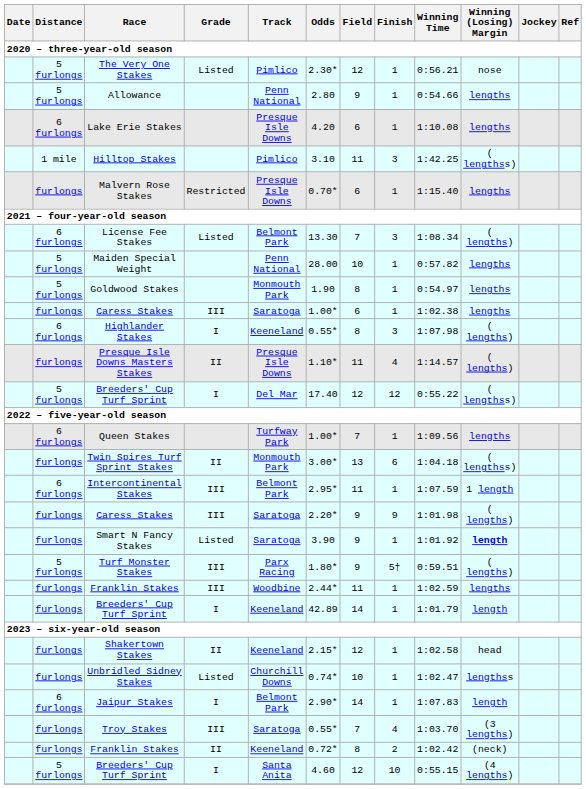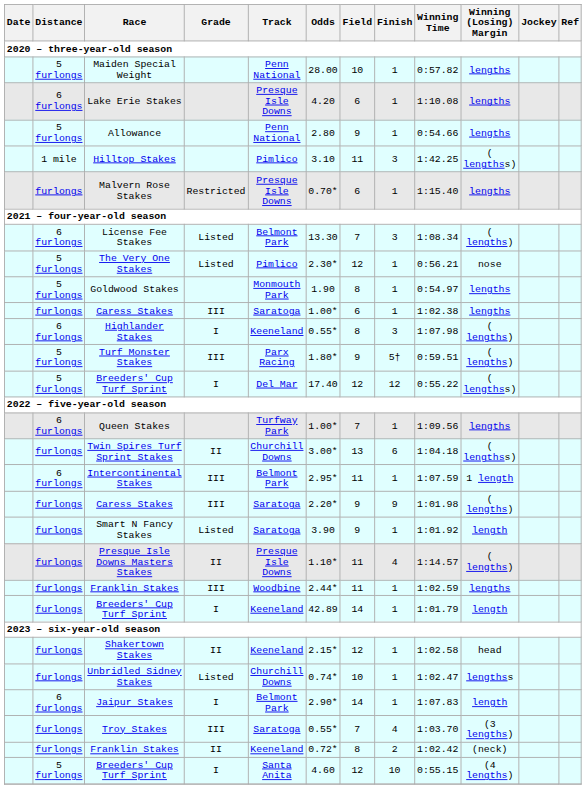rows swapped: (134, 264) <-> (134, 70)
rows swapped: (135, 96) <-> (135, 128)
rows swapped: (134, 567) <-> (134, 363)
(277, 462) Monmouth Park -> (277, 452) Churchill Downs
(490, 541) bold -> (490, 530) normal
